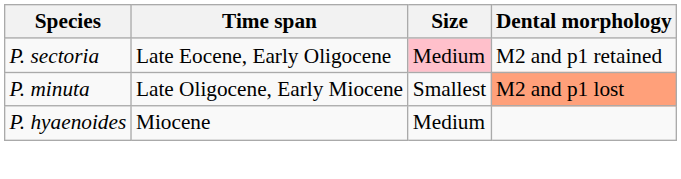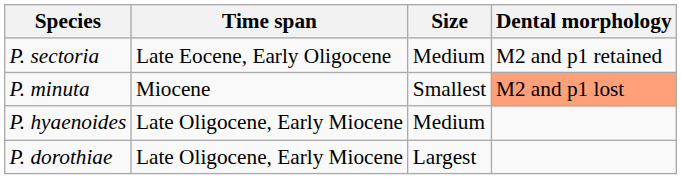(449, 55) pink background -> (449, 55) no background
(270, 88) Late Oligocene, Early Miocene -> (173, 88) Miocene
(173, 122) Miocene -> (270, 122) Late Oligocene, Early Miocene
+ row: (61, 156)
